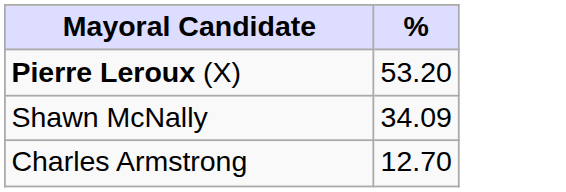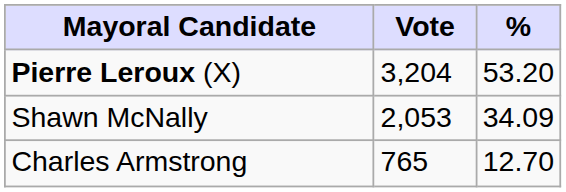+ column: (425, 27)
